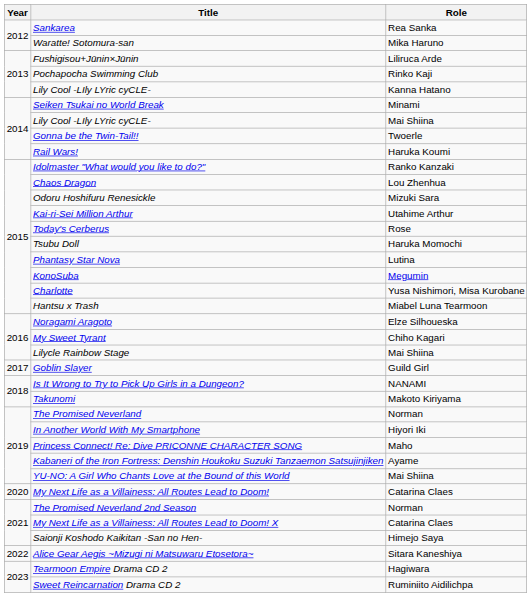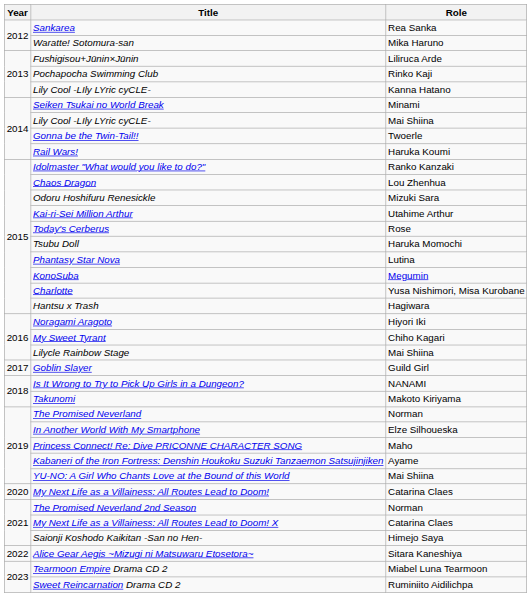(438, 306) Miabel Luna Tearmoon -> (409, 306) Hagiwara
(423, 322) Elze Silhoueska -> (407, 322) Hiyori Iki
(407, 430) Hiyori Iki -> (423, 430) Elze Silhoueska
(409, 569) Hagiwara -> (438, 569) Miabel Luna Tearmoon
